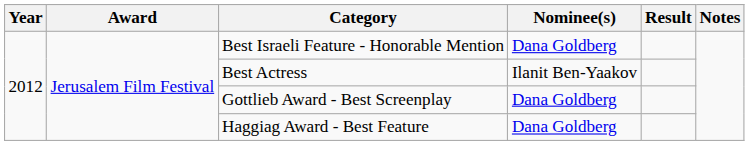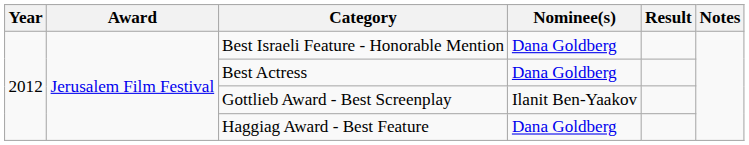(575, 72) Ilanit Ben-Yaakov -> (564, 72) Dana Goldberg
(564, 99) Dana Goldberg -> (575, 99) Ilanit Ben-Yaakov
